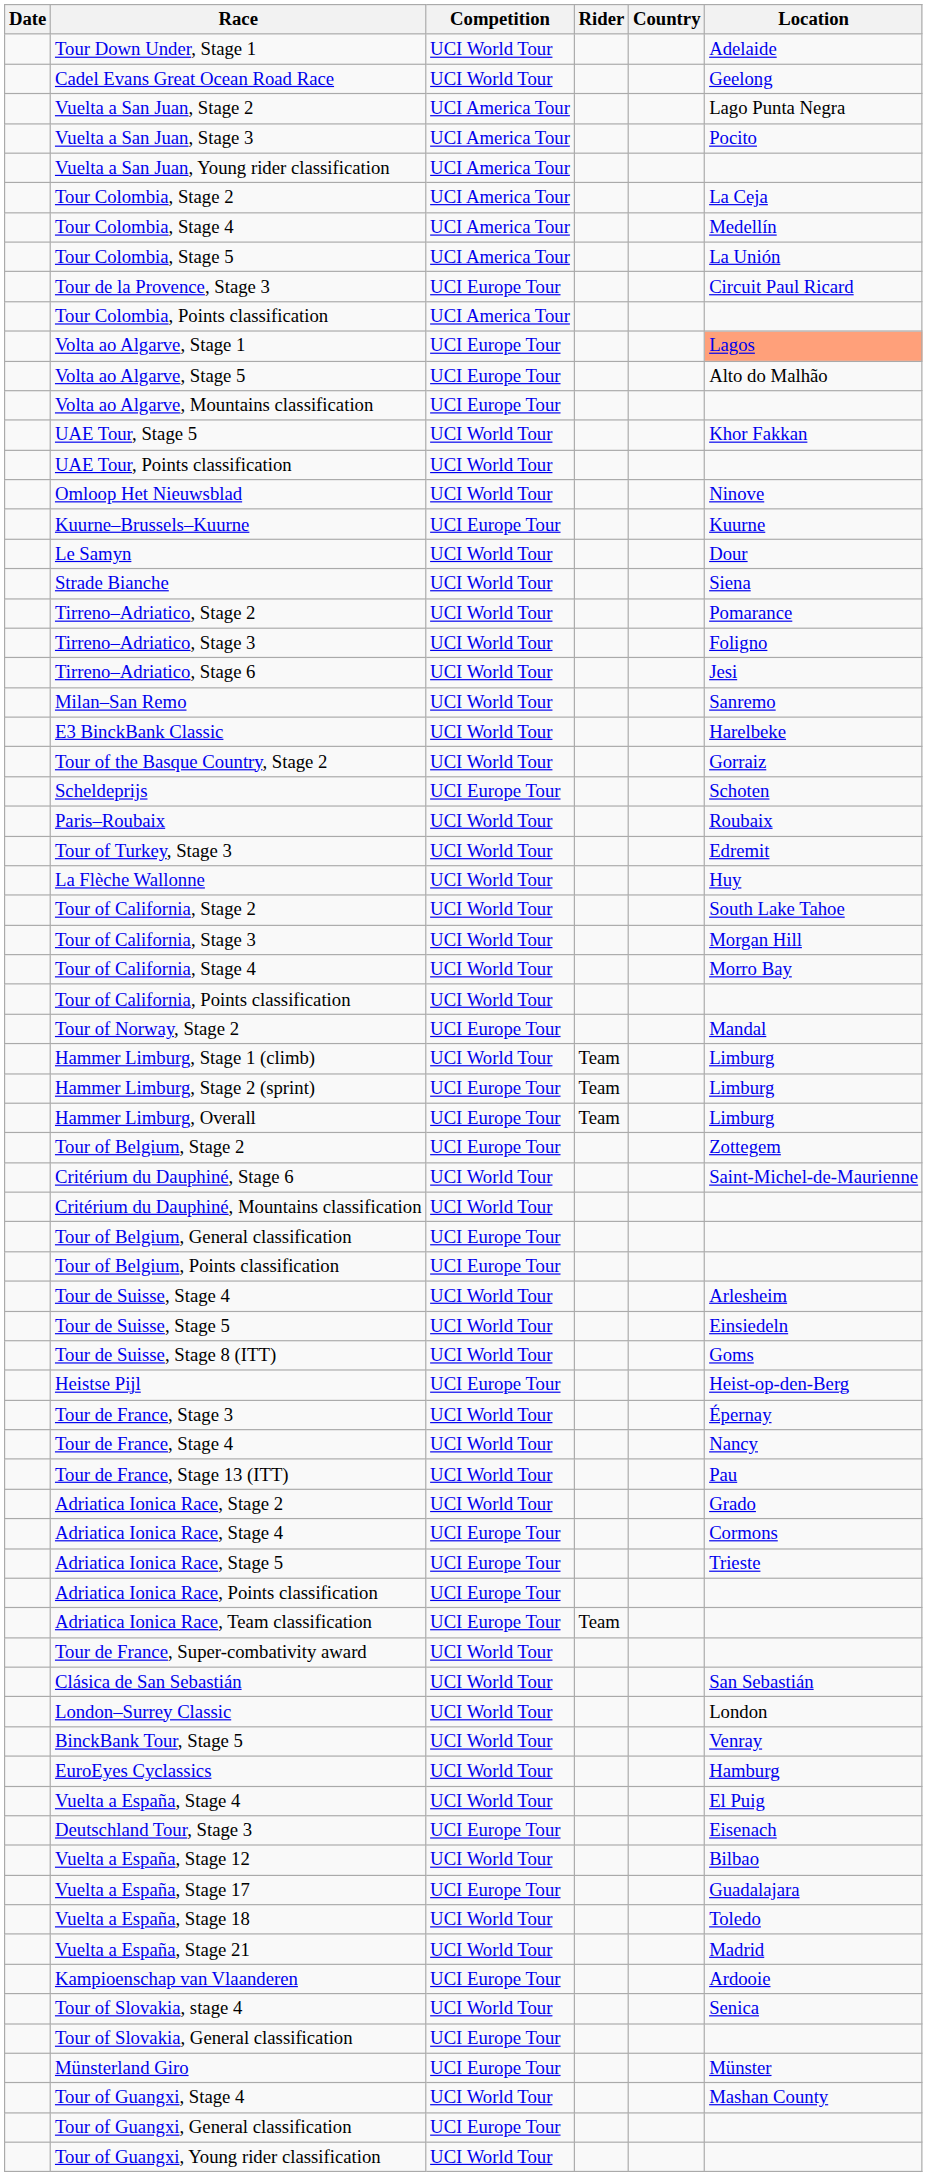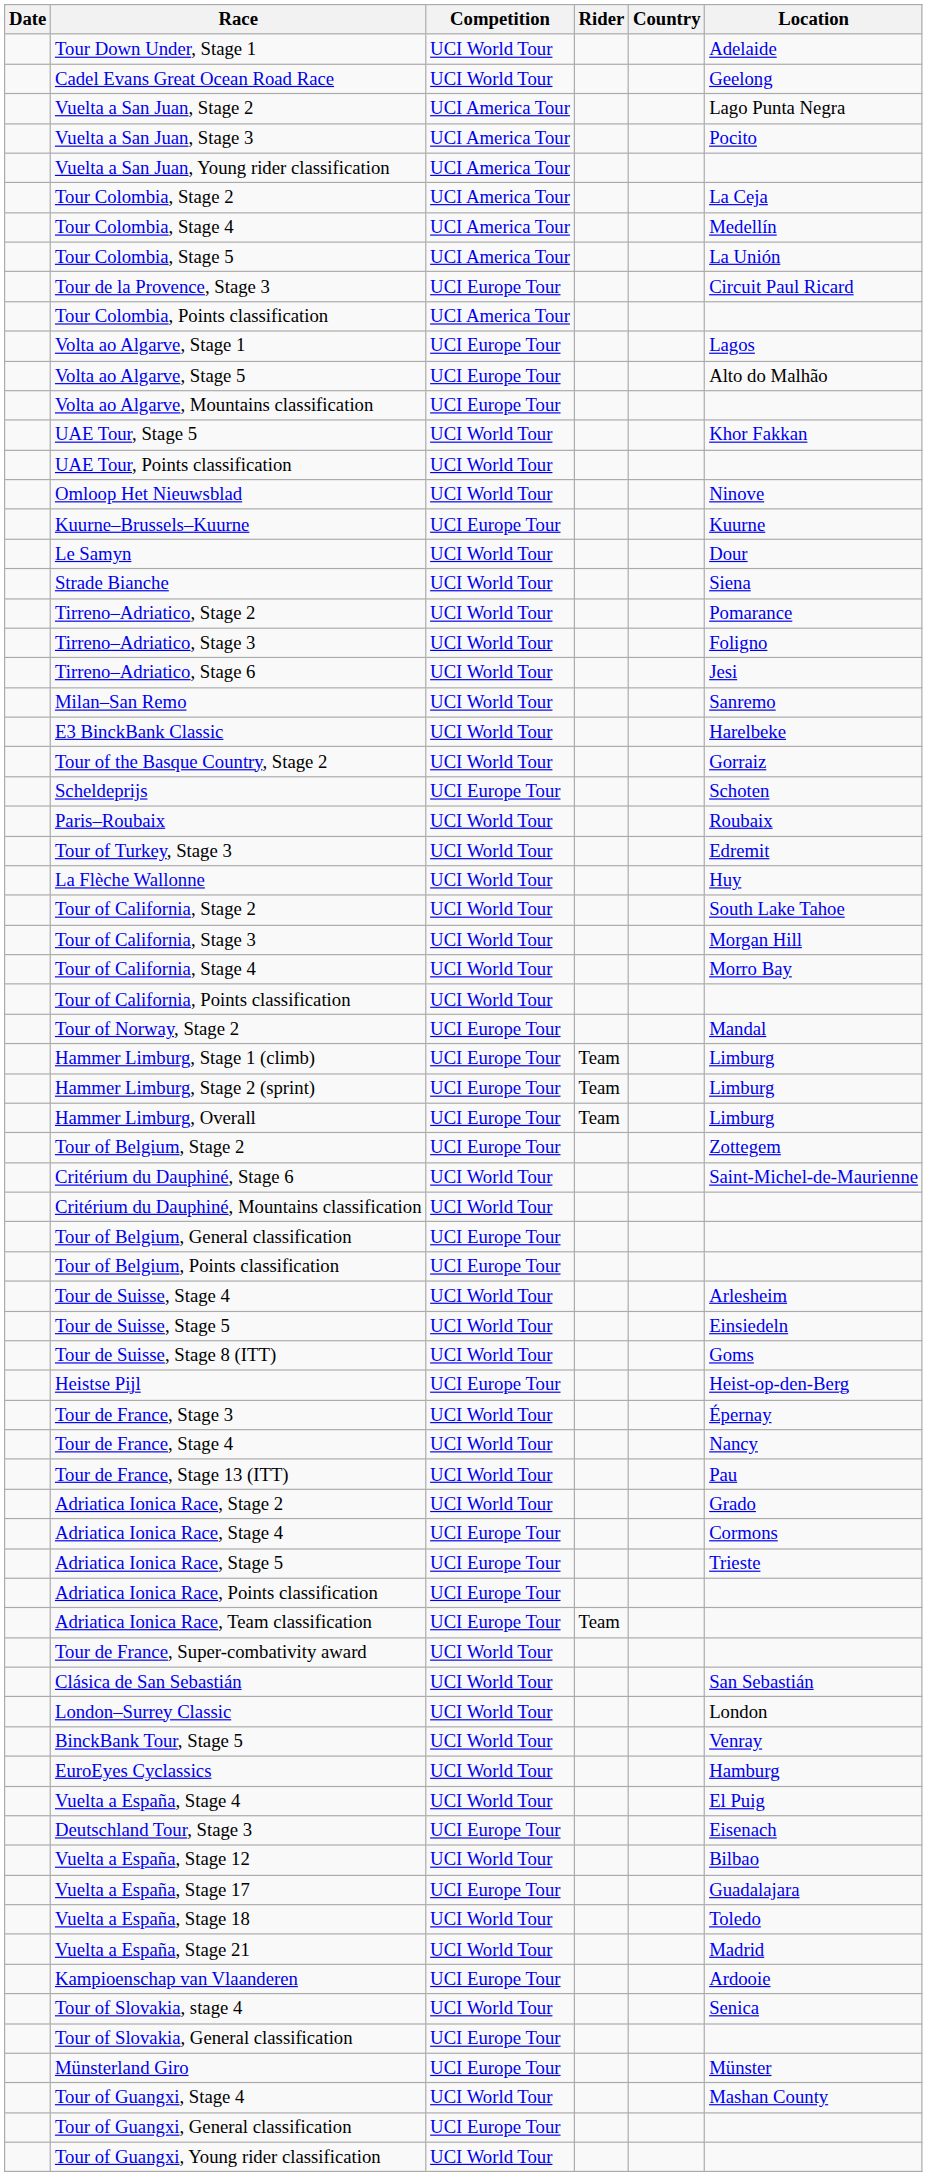(732, 345) lightsalmon background -> (732, 345) no background
(491, 1058) UCI World Tour -> (495, 1058) UCI Europe Tour
